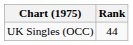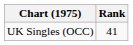(112, 31) 44 -> (112, 31) 41
